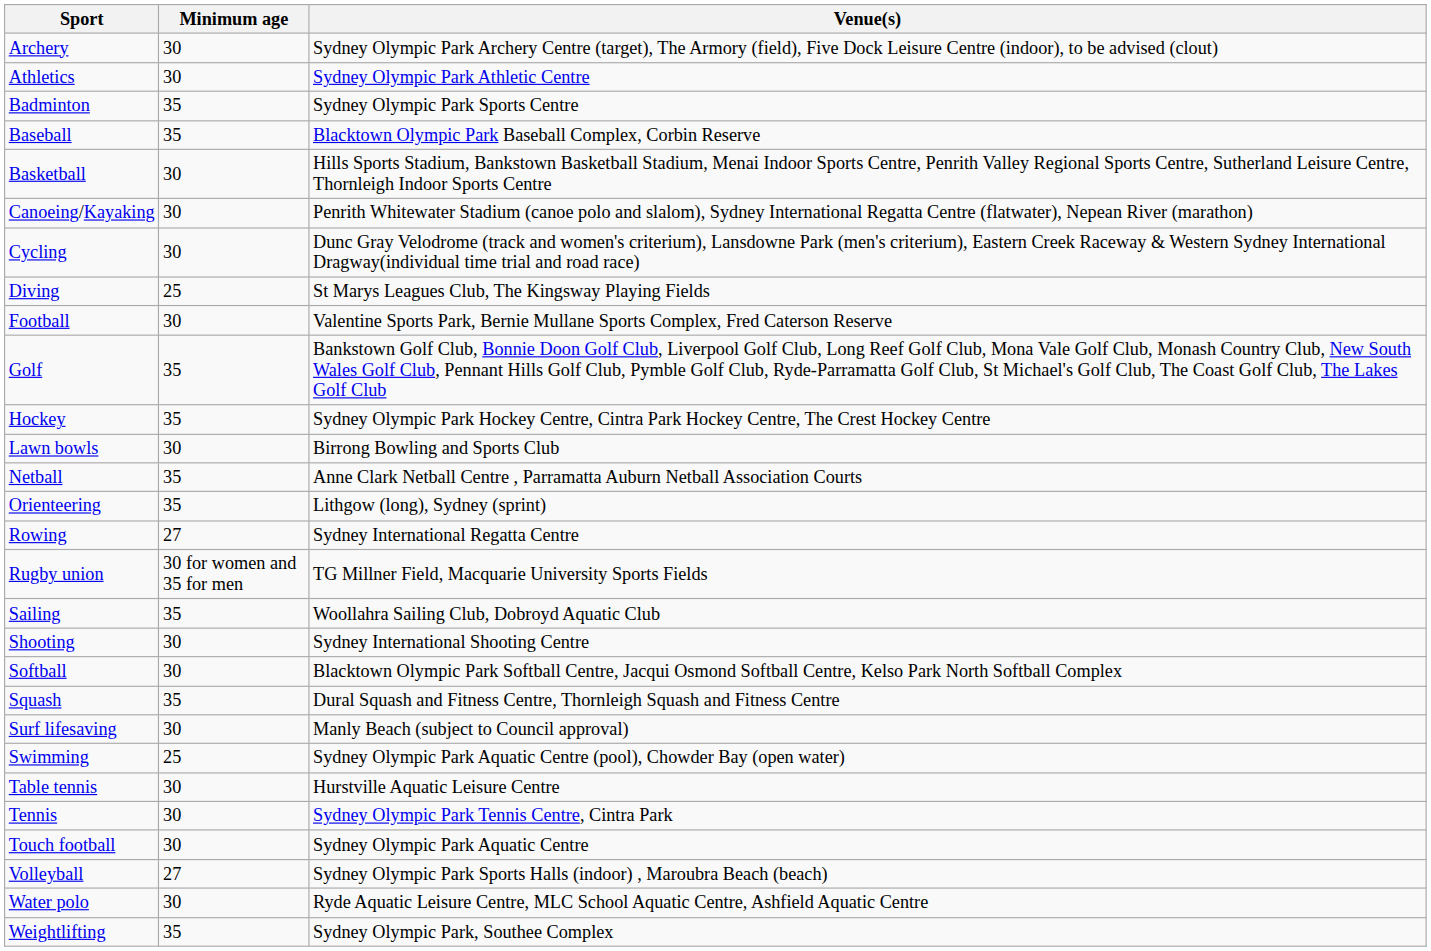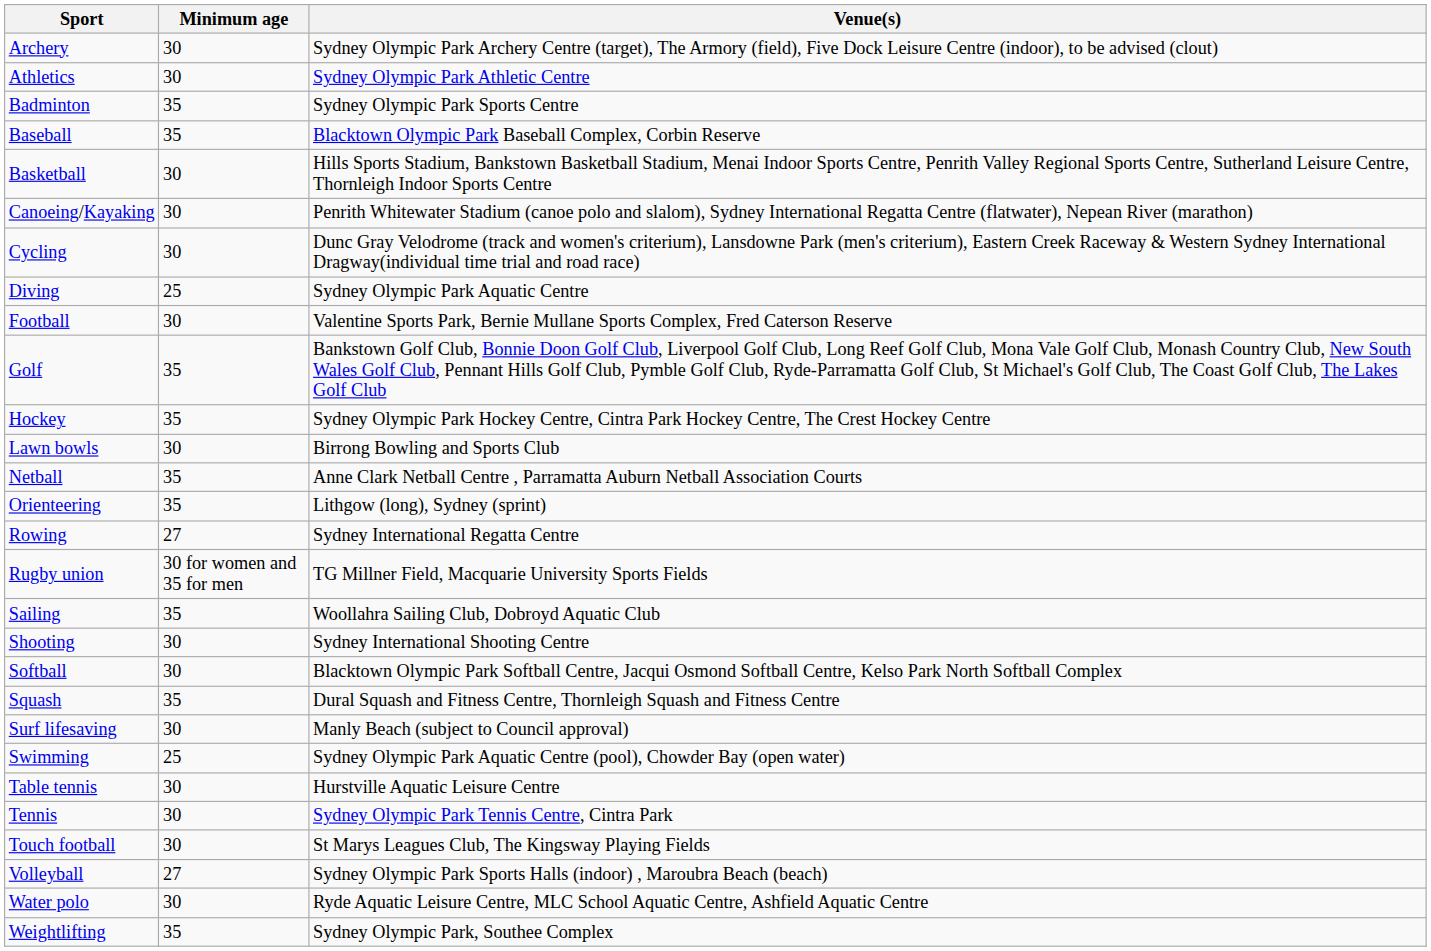(511, 291) St Marys Leagues Club, The Kingsway Playing Fields -> (451, 291) Sydney Olympic Park Aquatic Centre
(451, 844) Sydney Olympic Park Aquatic Centre -> (511, 844) St Marys Leagues Club, The Kingsway Playing Fields
